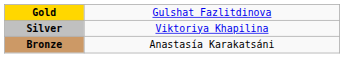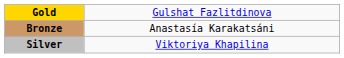rows swapped: (44, 29) <-> (44, 45)
